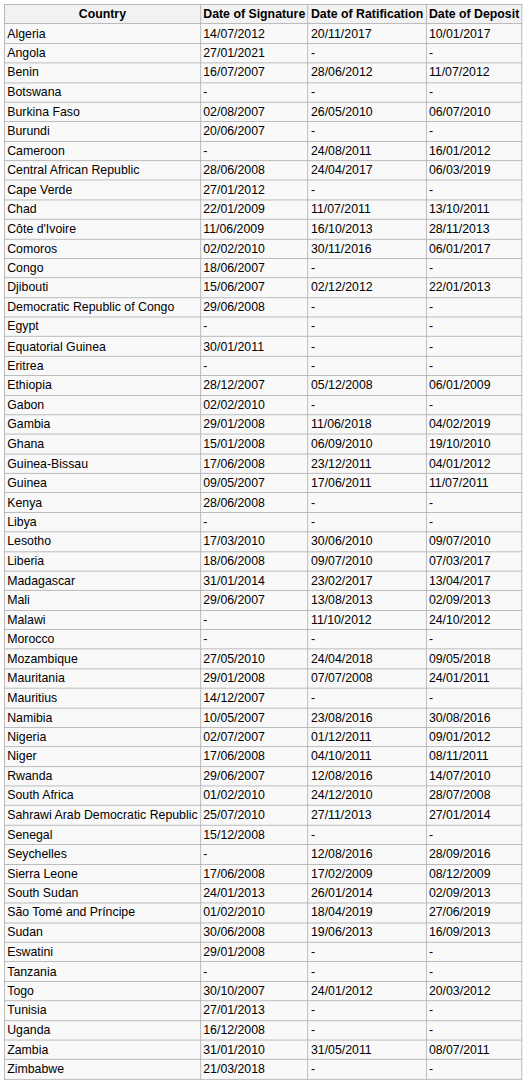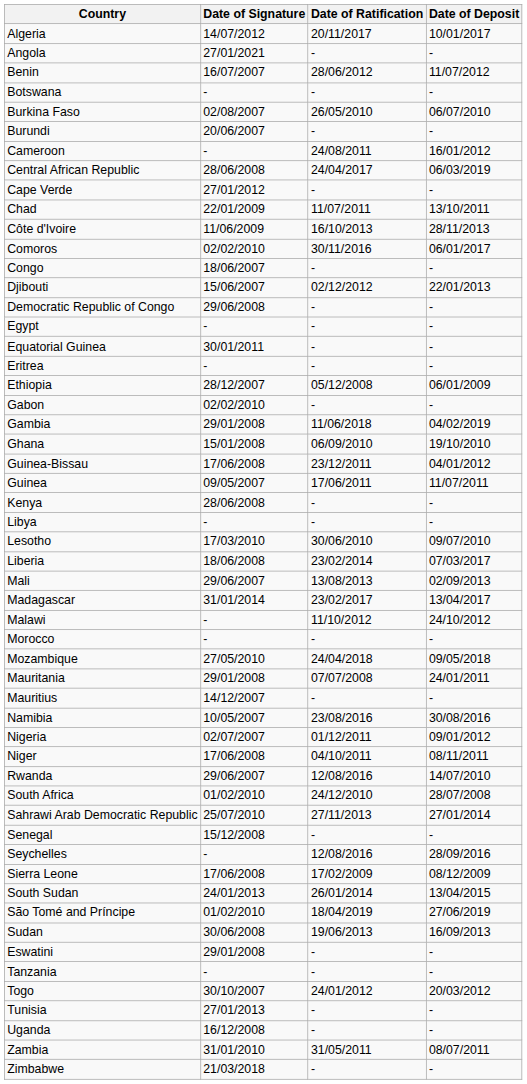(342, 561) 09/07/2010 -> (342, 561) 23/02/2014
rows swapped: (41, 580) <-> (19, 600)
(460, 893) 02/09/2013 -> (460, 893) 13/04/2015
